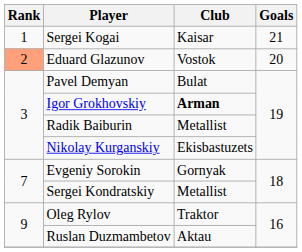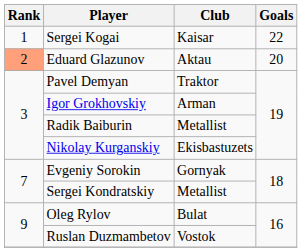(276, 37) 21 -> (276, 37) 22
(196, 59) Vostok -> (194, 59) Aktau
(192, 81) Bulat -> (198, 81) Traktor
(198, 103) bold -> (196, 103) normal
(198, 214) Traktor -> (192, 214) Bulat
(194, 236) Aktau -> (196, 236) Vostok
